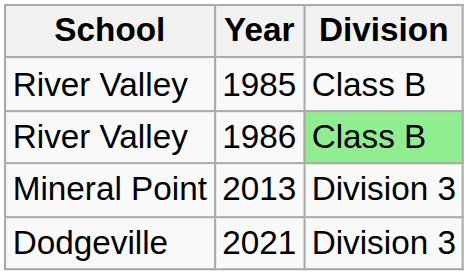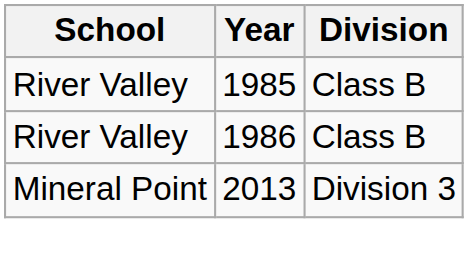(369, 136) lightgreen background -> (369, 136) no background
- row: (259, 242)
